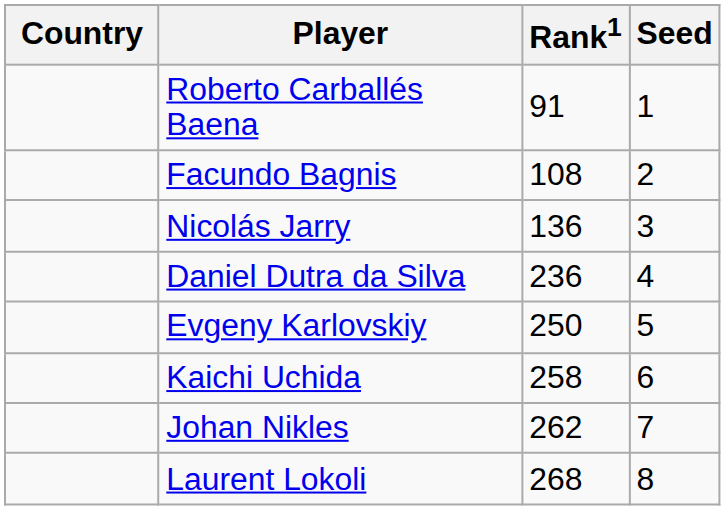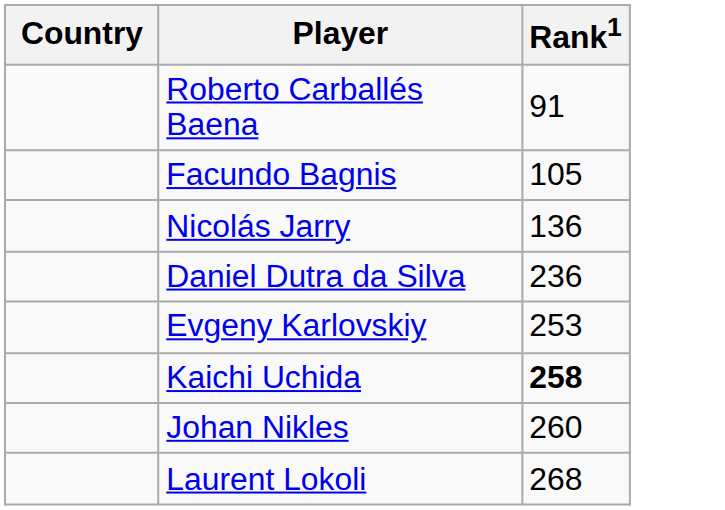- column: (675, 34)
(556, 175) 108 -> (556, 175) 105
(556, 326) 250 -> (556, 326) 253
(556, 377) normal -> (556, 377) bold
(556, 427) 262 -> (556, 427) 260
